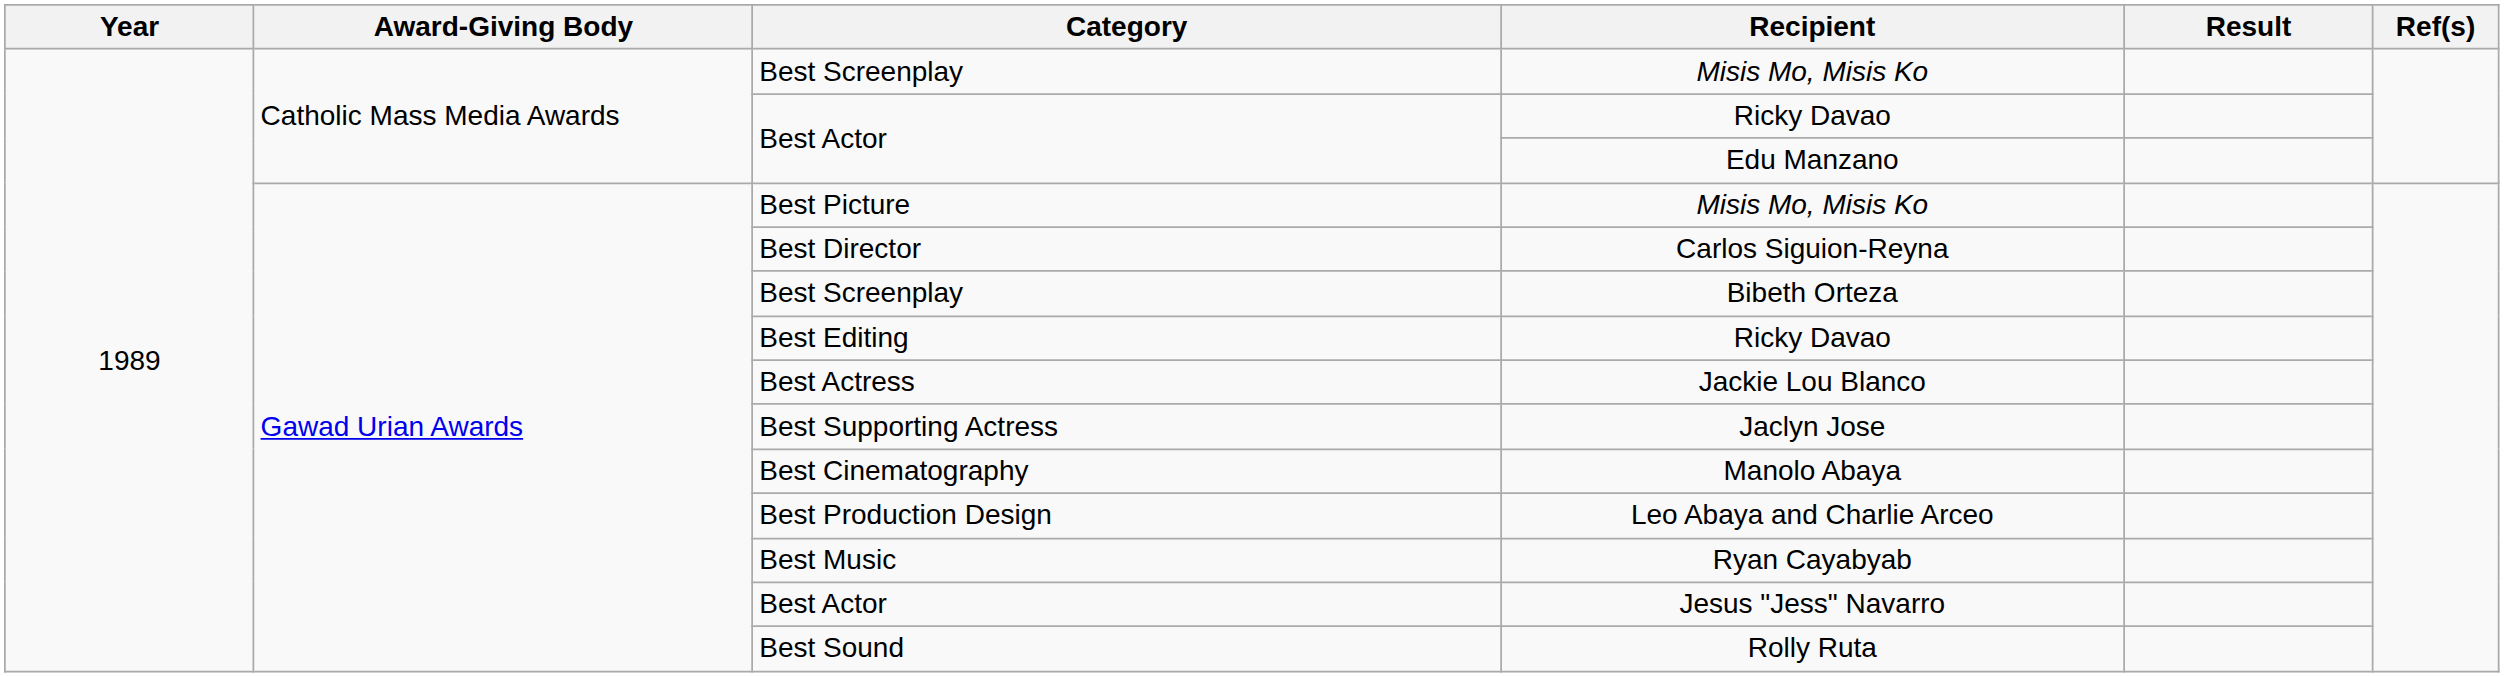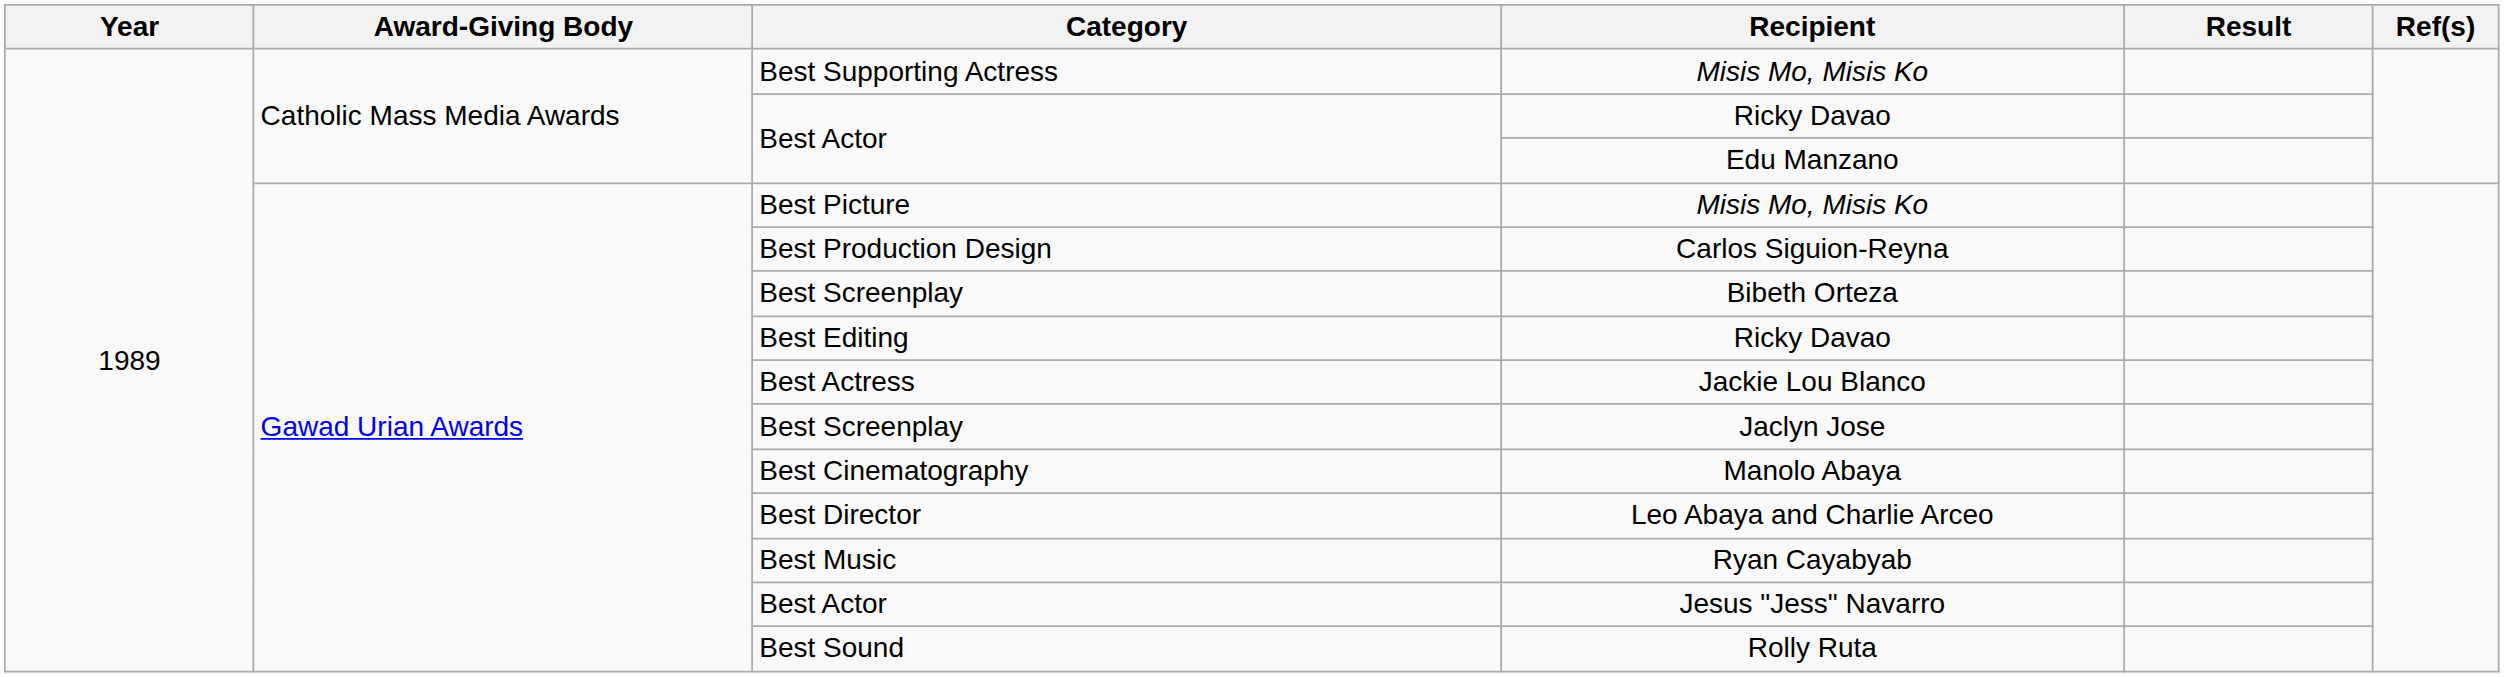(861, 71) Best Screenplay -> (909, 71) Best Supporting Actress
(840, 248) Best Director -> (906, 248) Best Production Design
(909, 426) Best Supporting Actress -> (861, 426) Best Screenplay
(906, 515) Best Production Design -> (840, 515) Best Director
